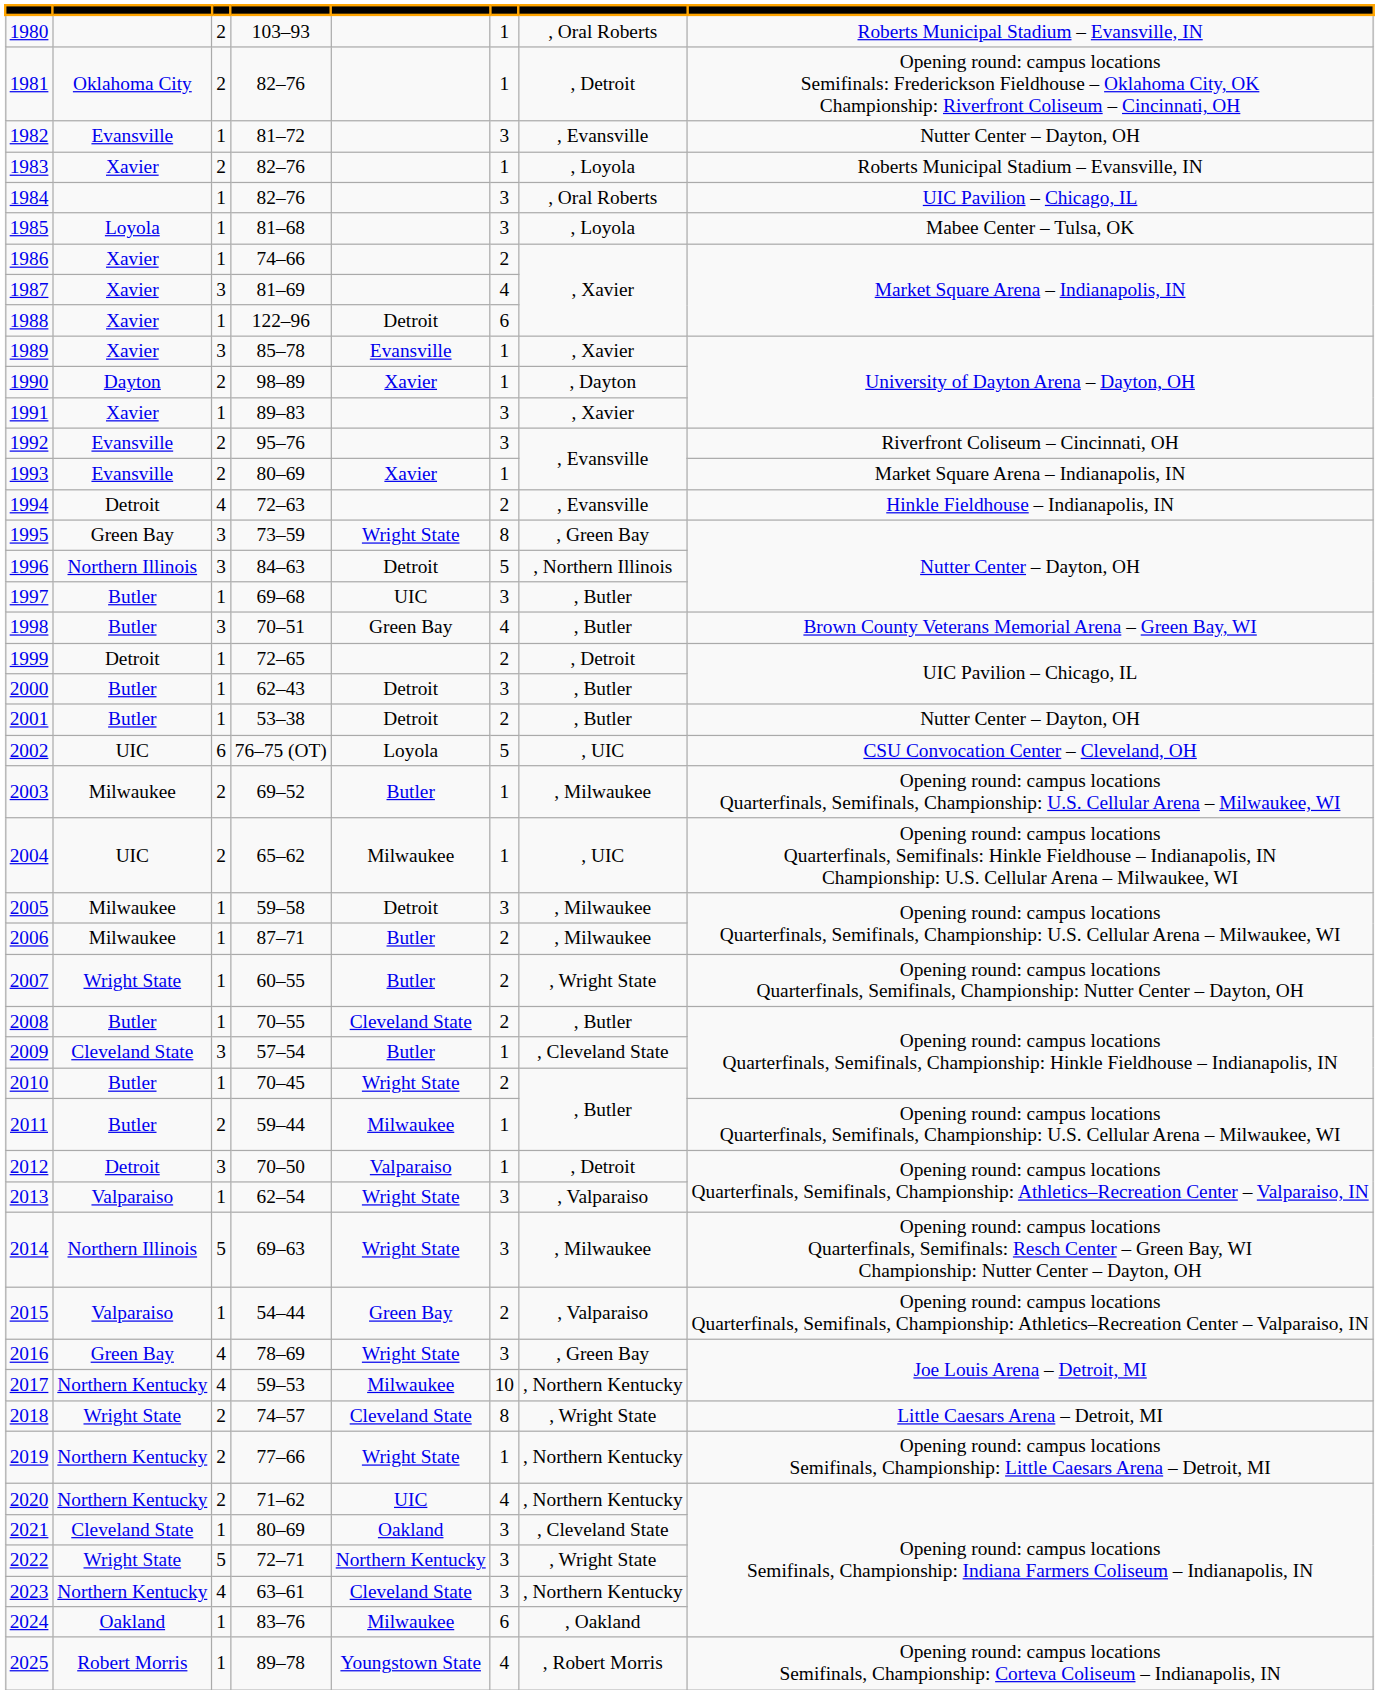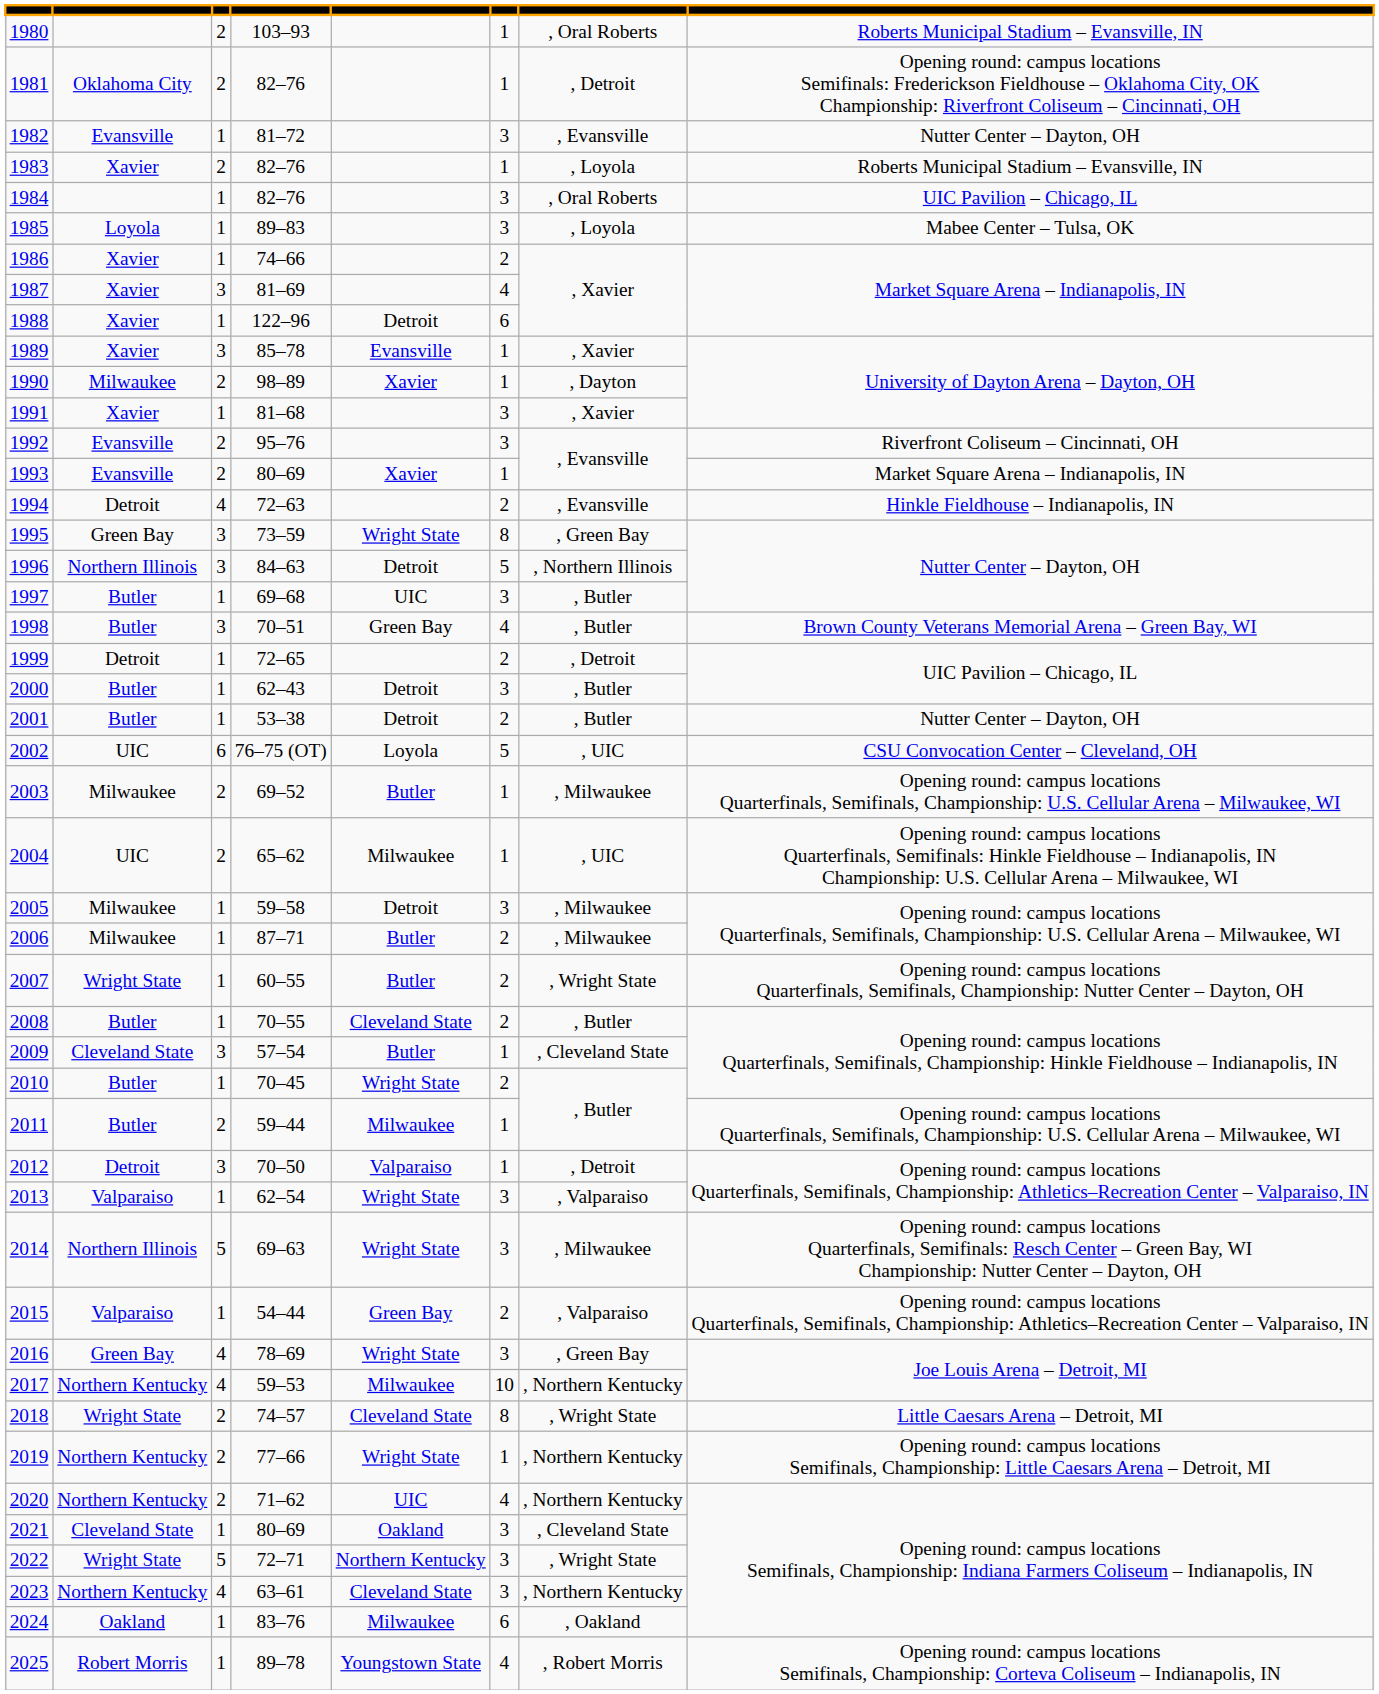(281, 228) 81–68 -> (281, 228) 89–83
(132, 381) Dayton -> (132, 381) Milwaukee
(281, 412) 89–83 -> (281, 412) 81–68
